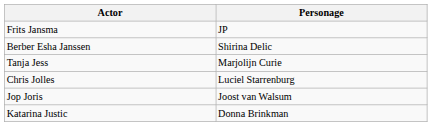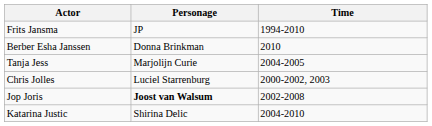+ column: (343, 13)
(245, 46) Shirina Delic -> (169, 46) Donna Brinkman
(255, 97) normal -> (173, 97) bold
(253, 113) Donna Brinkman -> (161, 113) Shirina Delic
